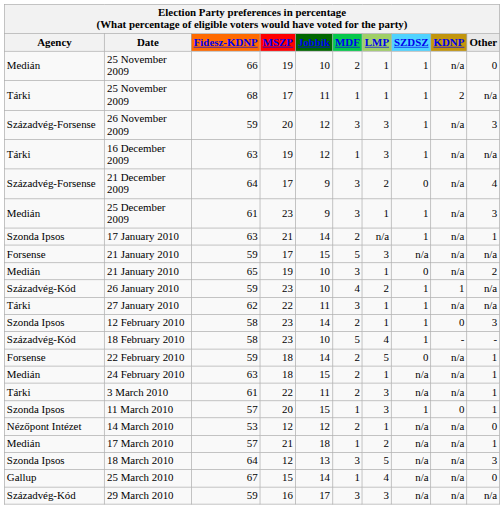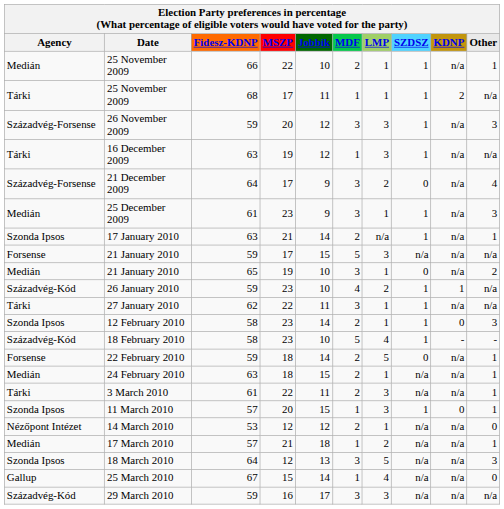(288, 65) 19 -> (288, 65) 22
(494, 65) 0 -> (494, 65) 1
